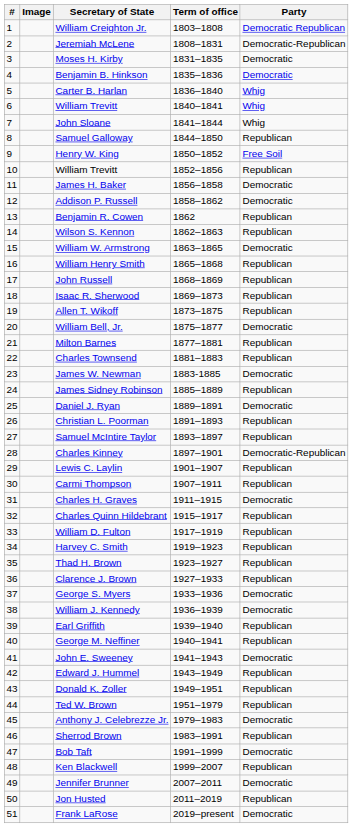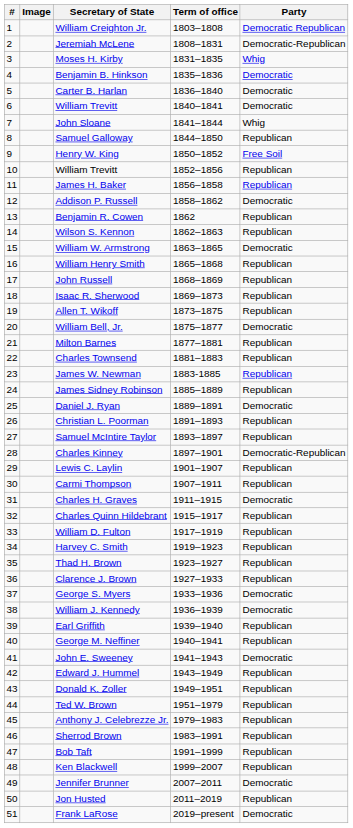(268, 59) Democratic -> (254, 59) Whig
(254, 91) Whig -> (268, 91) Democratic
(254, 106) Whig -> (268, 106) Democratic
(268, 185) Democratic -> (267, 185) Republican
(268, 374) Democratic -> (267, 374) Republican
(268, 720) Democratic -> (267, 720) Republican
(268, 751) Democratic -> (267, 751) Republican
